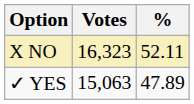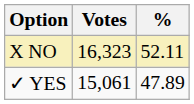(104, 83) 15,063 -> (104, 83) 15,061
